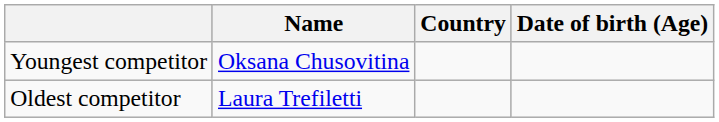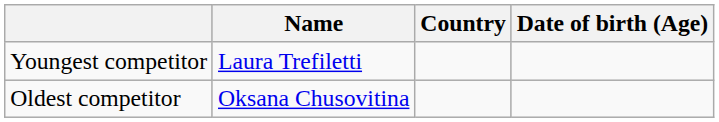(314, 60) Oksana Chusovitina -> (290, 60) Laura Trefiletti
(290, 98) Laura Trefiletti -> (314, 98) Oksana Chusovitina
